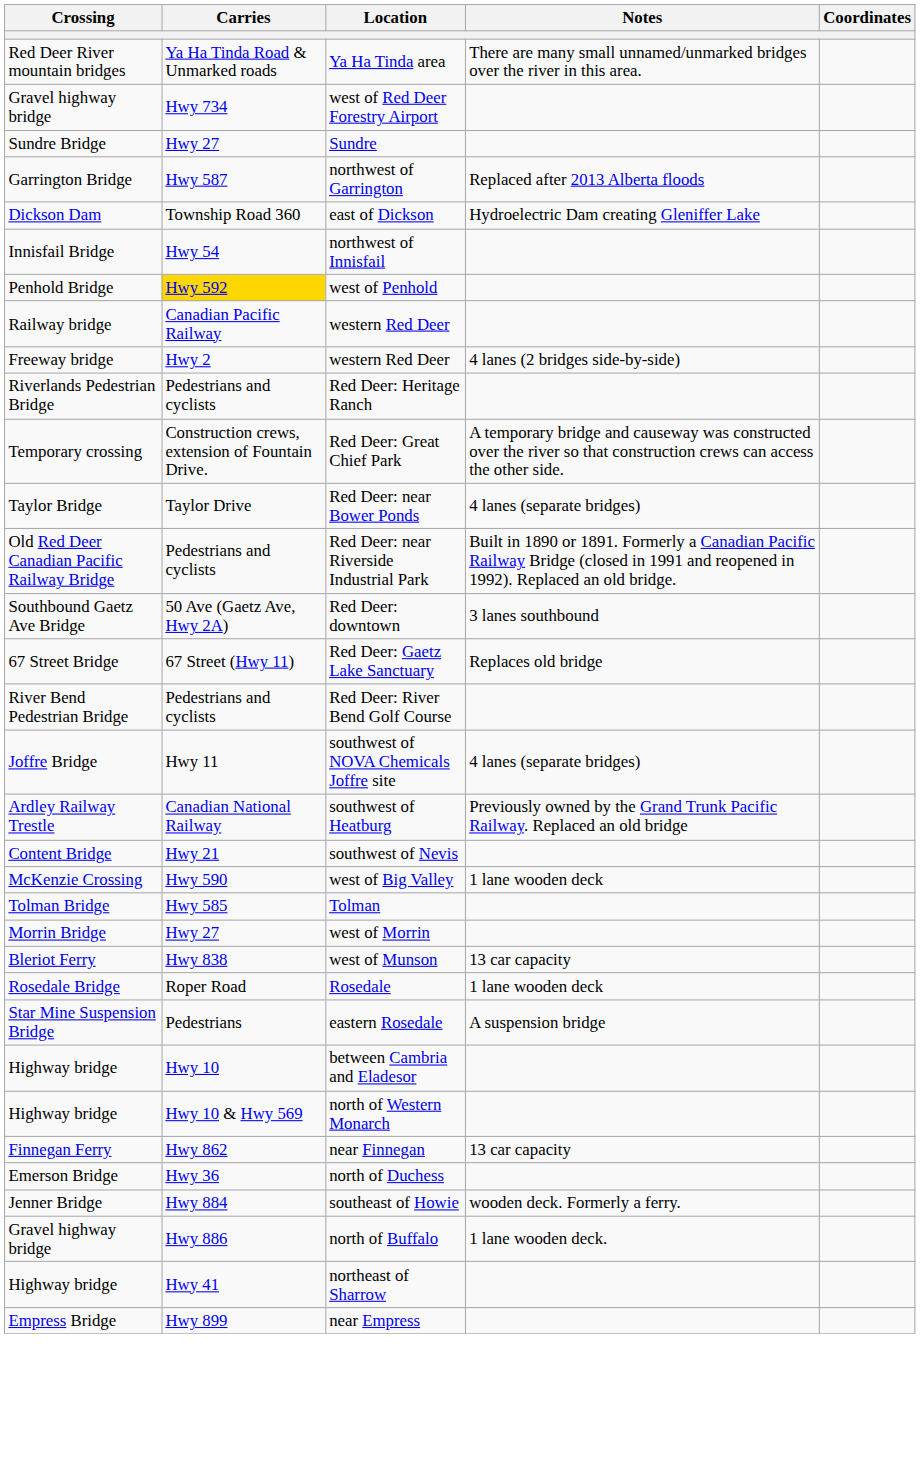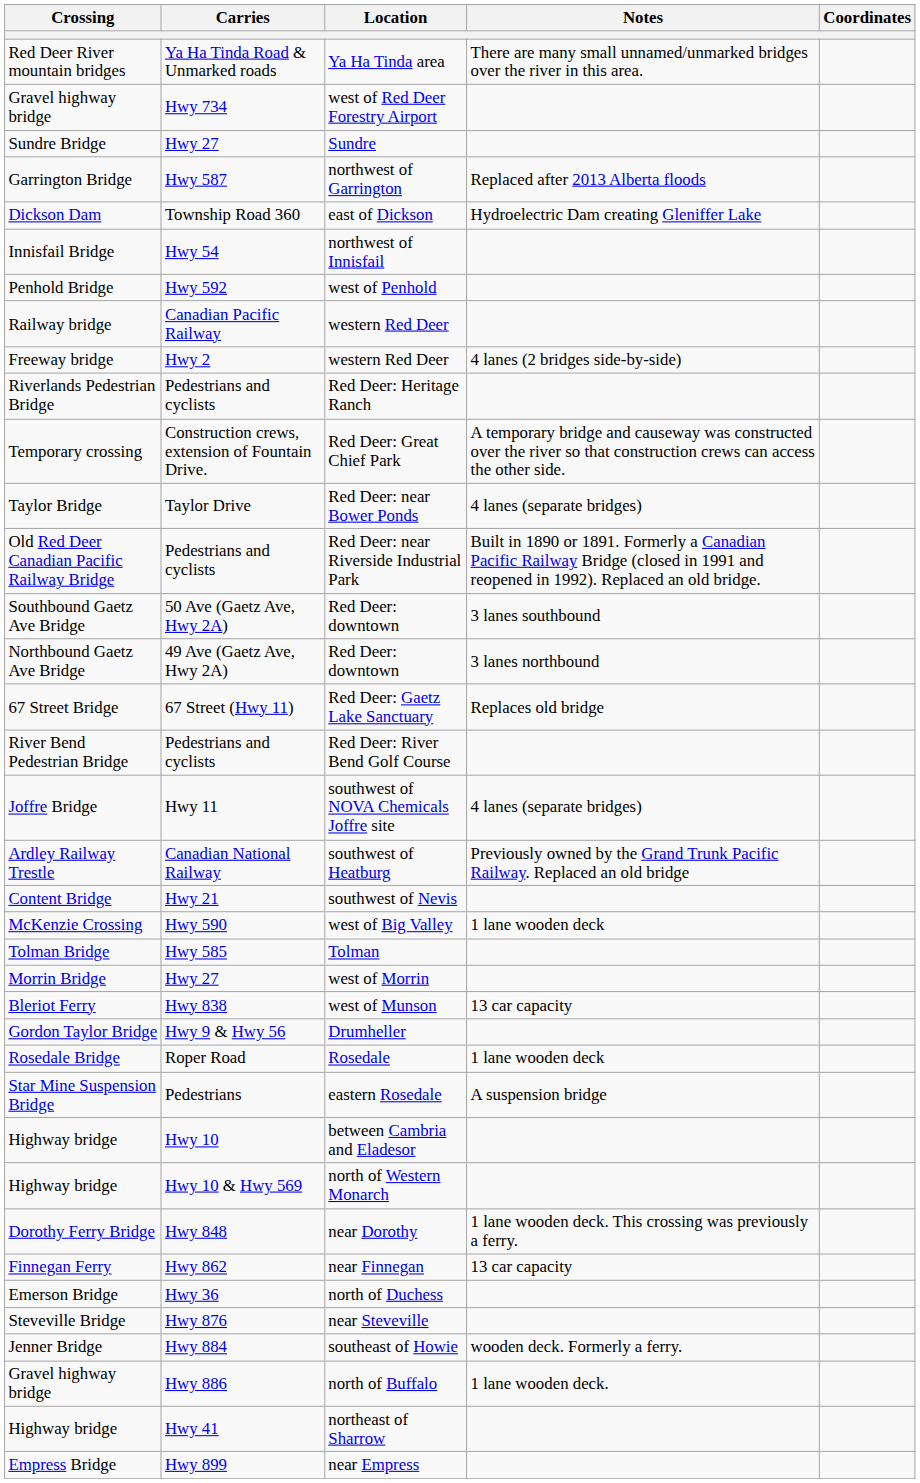(196, 287) gold background -> (196, 287) no background
+ row: (71, 661)
+ row: (83, 1031)
+ row: (82, 1231)
+ row: (67, 1320)
